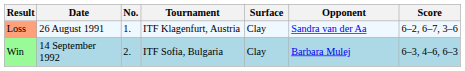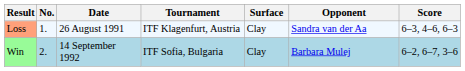columns swapped: (131, 12) <-> (79, 12)
(430, 28) 6–2, 6–7, 3–6 -> (430, 28) 6–3, 4–6, 6–3
(430, 51) 6–3, 4–6, 6–3 -> (430, 51) 6–2, 6–7, 3–6
